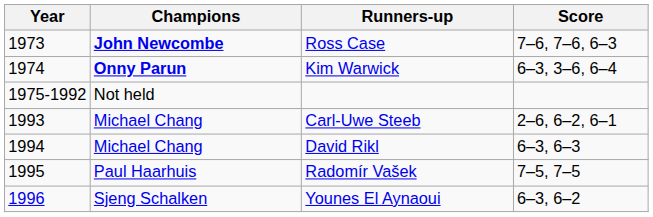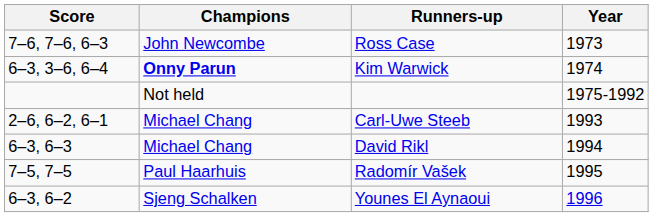columns swapped: (47, 17) <-> (581, 17)
(159, 43) bold -> (204, 43) normal
